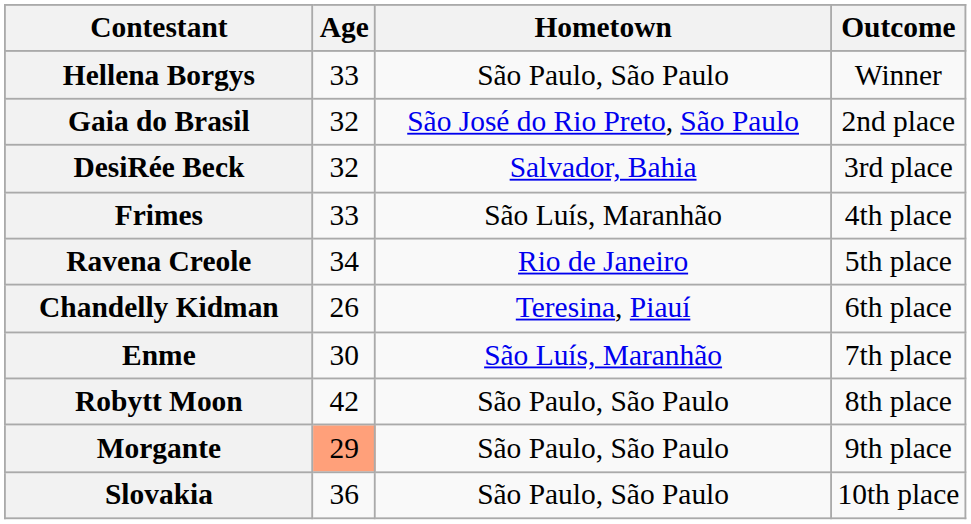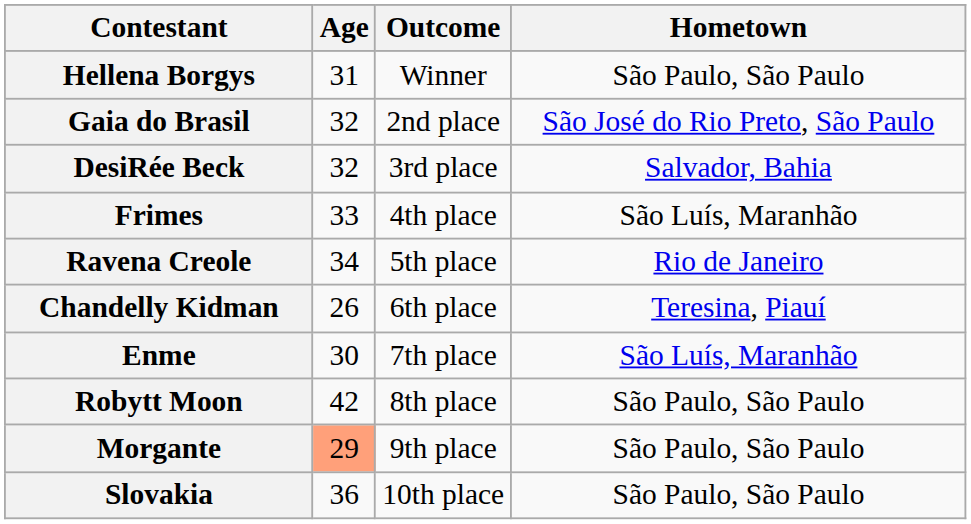columns swapped: (603, 27) <-> (898, 27)
(344, 74) 33 -> (344, 74) 31
